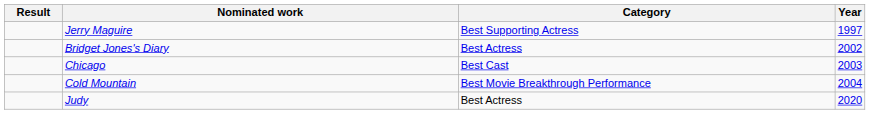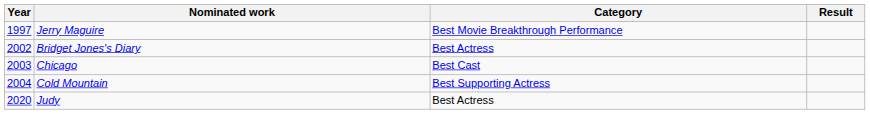columns swapped: (850, 13) <-> (33, 13)
(520, 30) Best Supporting Actress -> (527, 30) Best Movie Breakthrough Performance
(556, 83) Best Movie Breakthrough Performance -> (491, 83) Best Supporting Actress
